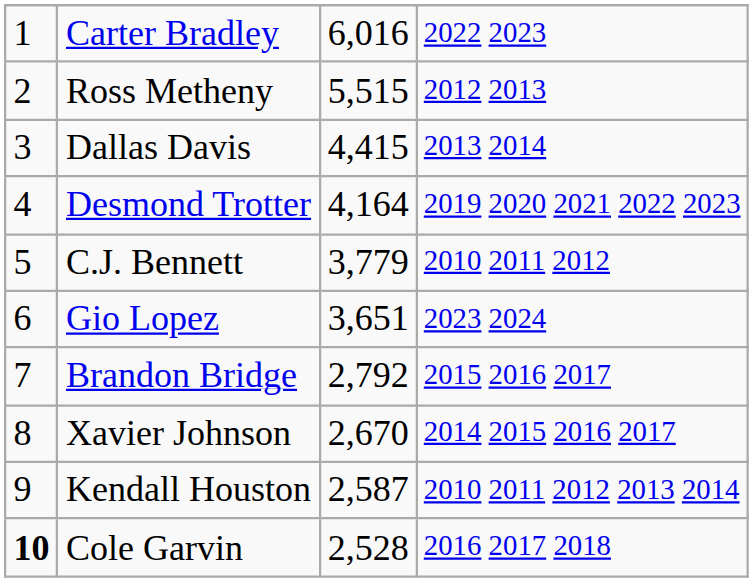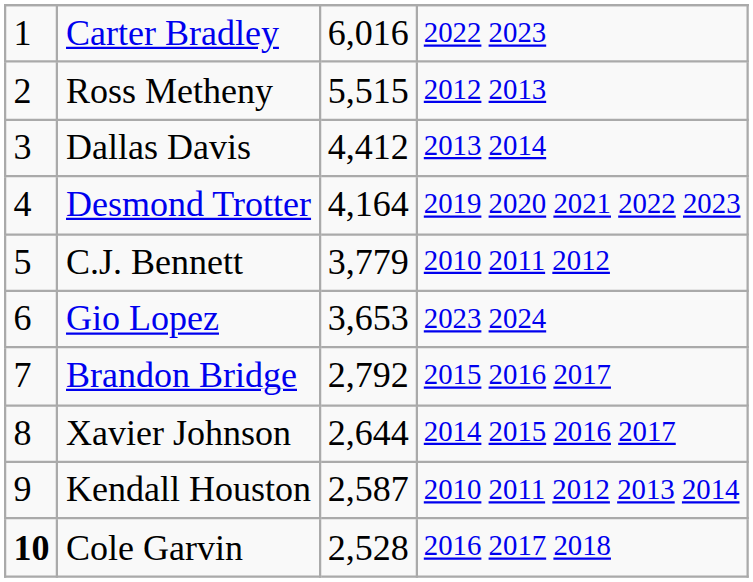(368, 147) 4,415 -> (368, 147) 4,412
(368, 318) 3,651 -> (368, 318) 3,653
(368, 432) 2,670 -> (368, 432) 2,644
